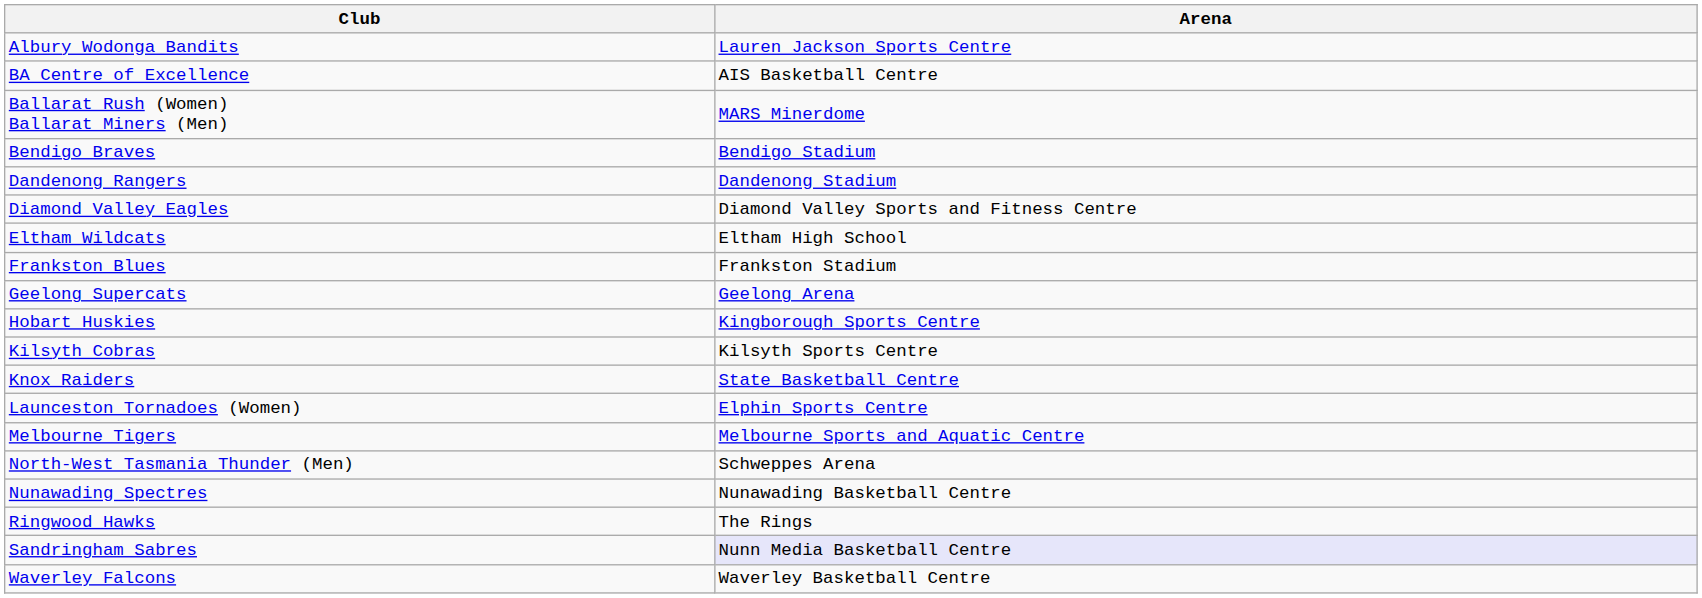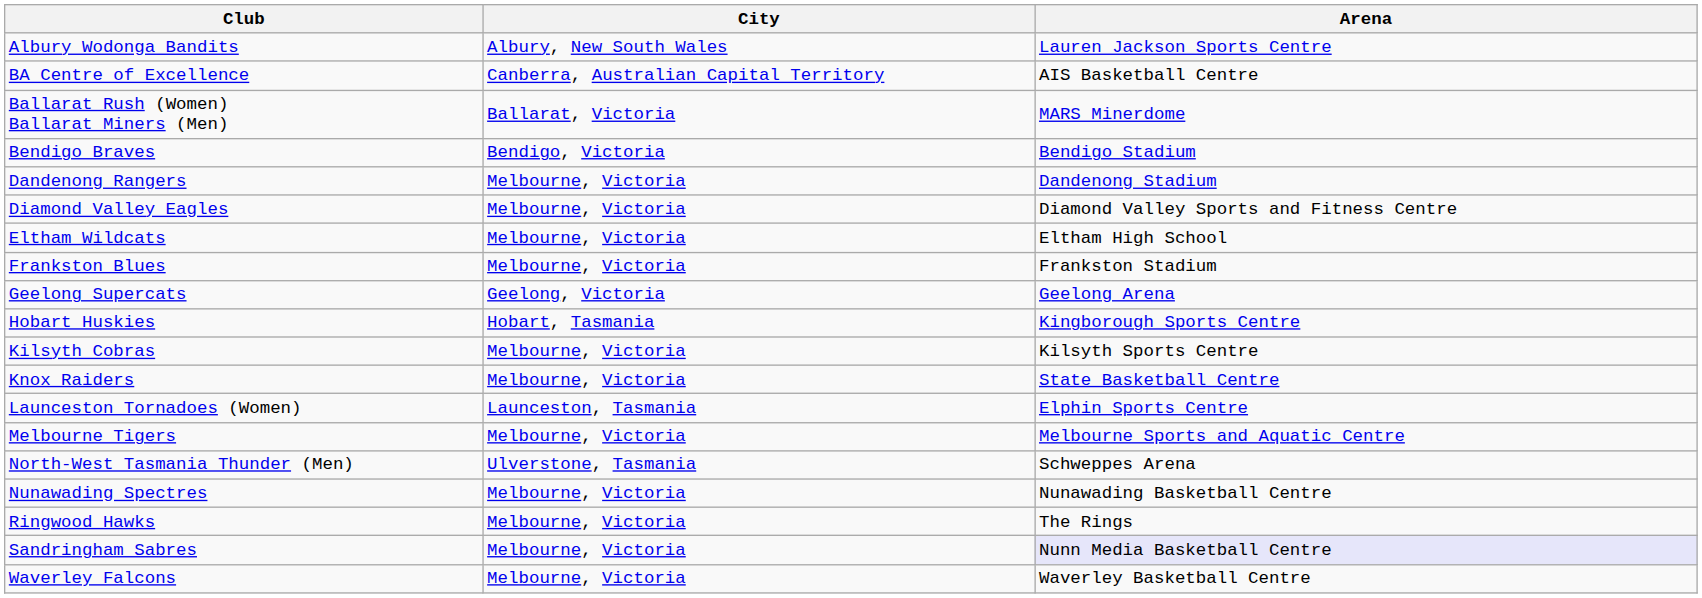+ column: (759, 19)
